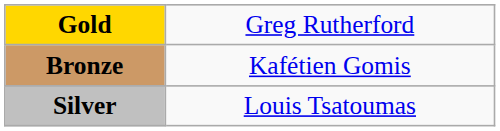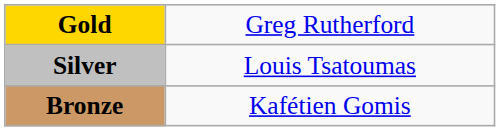rows swapped: (85, 105) <-> (85, 65)
